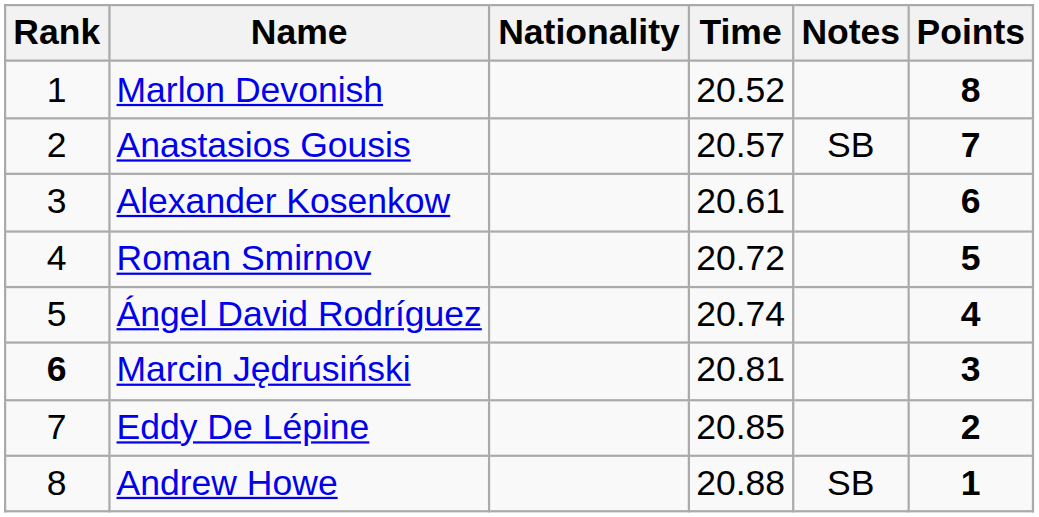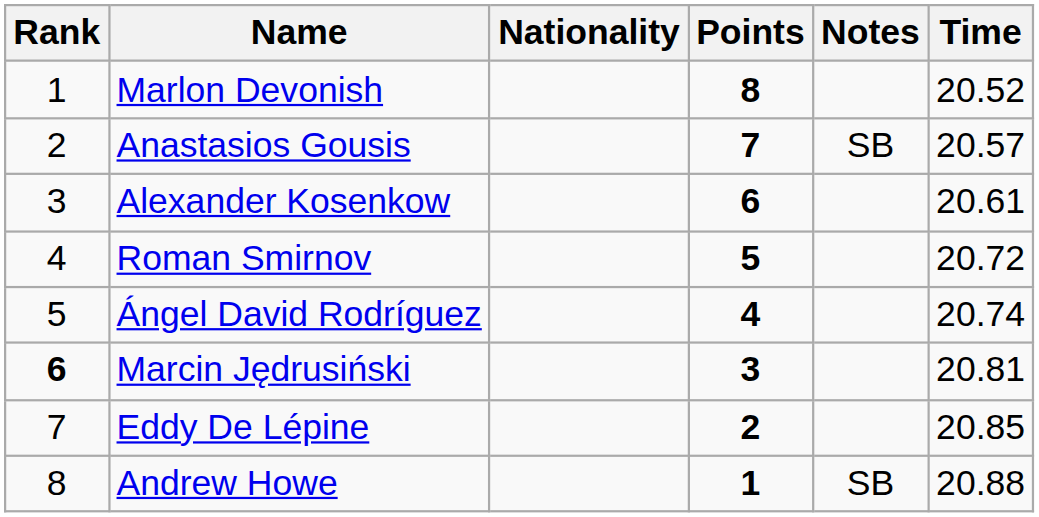columns swapped: (741, 32) <-> (971, 32)
